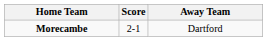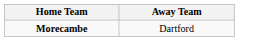- column: (133, 12)
